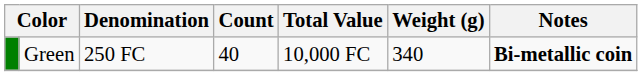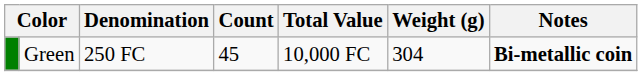(229, 53) 40 -> (229, 53) 45
(408, 53) 340 -> (408, 53) 304
